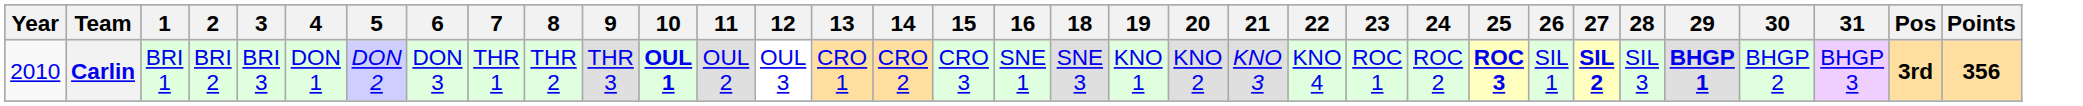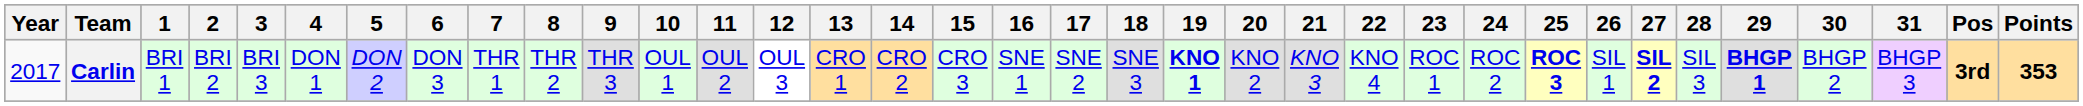+ column: (1079, 22)
(35, 70) 2010 -> (35, 70) 2017
(668, 70) bold -> (668, 70) normal
(1138, 70) normal -> (1195, 70) bold
(1981, 70) 356 -> (2038, 70) 353
